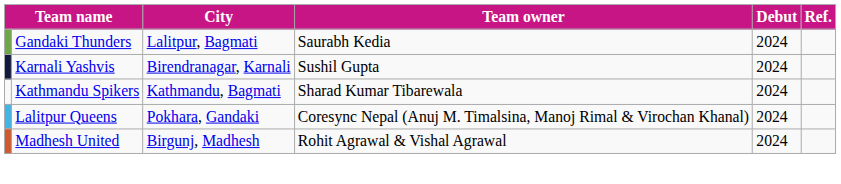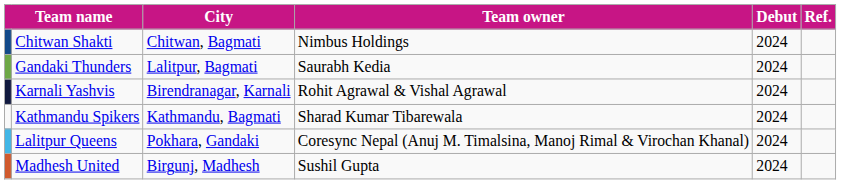+ row: (64, 41)
(339, 66) Sushil Gupta -> (402, 91) Rohit Agrawal & Vishal Agrawal
(402, 141) Rohit Agrawal & Vishal Agrawal -> (339, 166) Sushil Gupta
